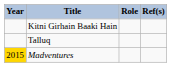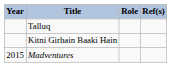rows swapped: (73, 26) <-> (39, 41)
(15, 55) gold background -> (15, 55) no background
